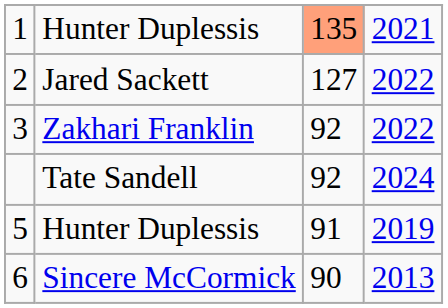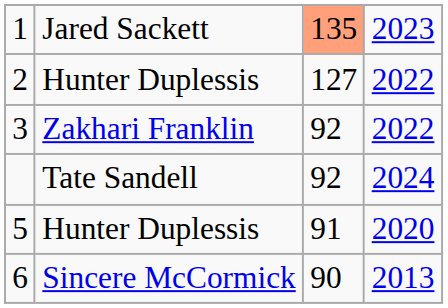(151, 29) Hunter Duplessis -> (126, 29) Jared Sackett
(403, 29) 2021 -> (403, 29) 2023
(126, 79) Jared Sackett -> (151, 79) Hunter Duplessis
(403, 228) 2019 -> (403, 228) 2020
